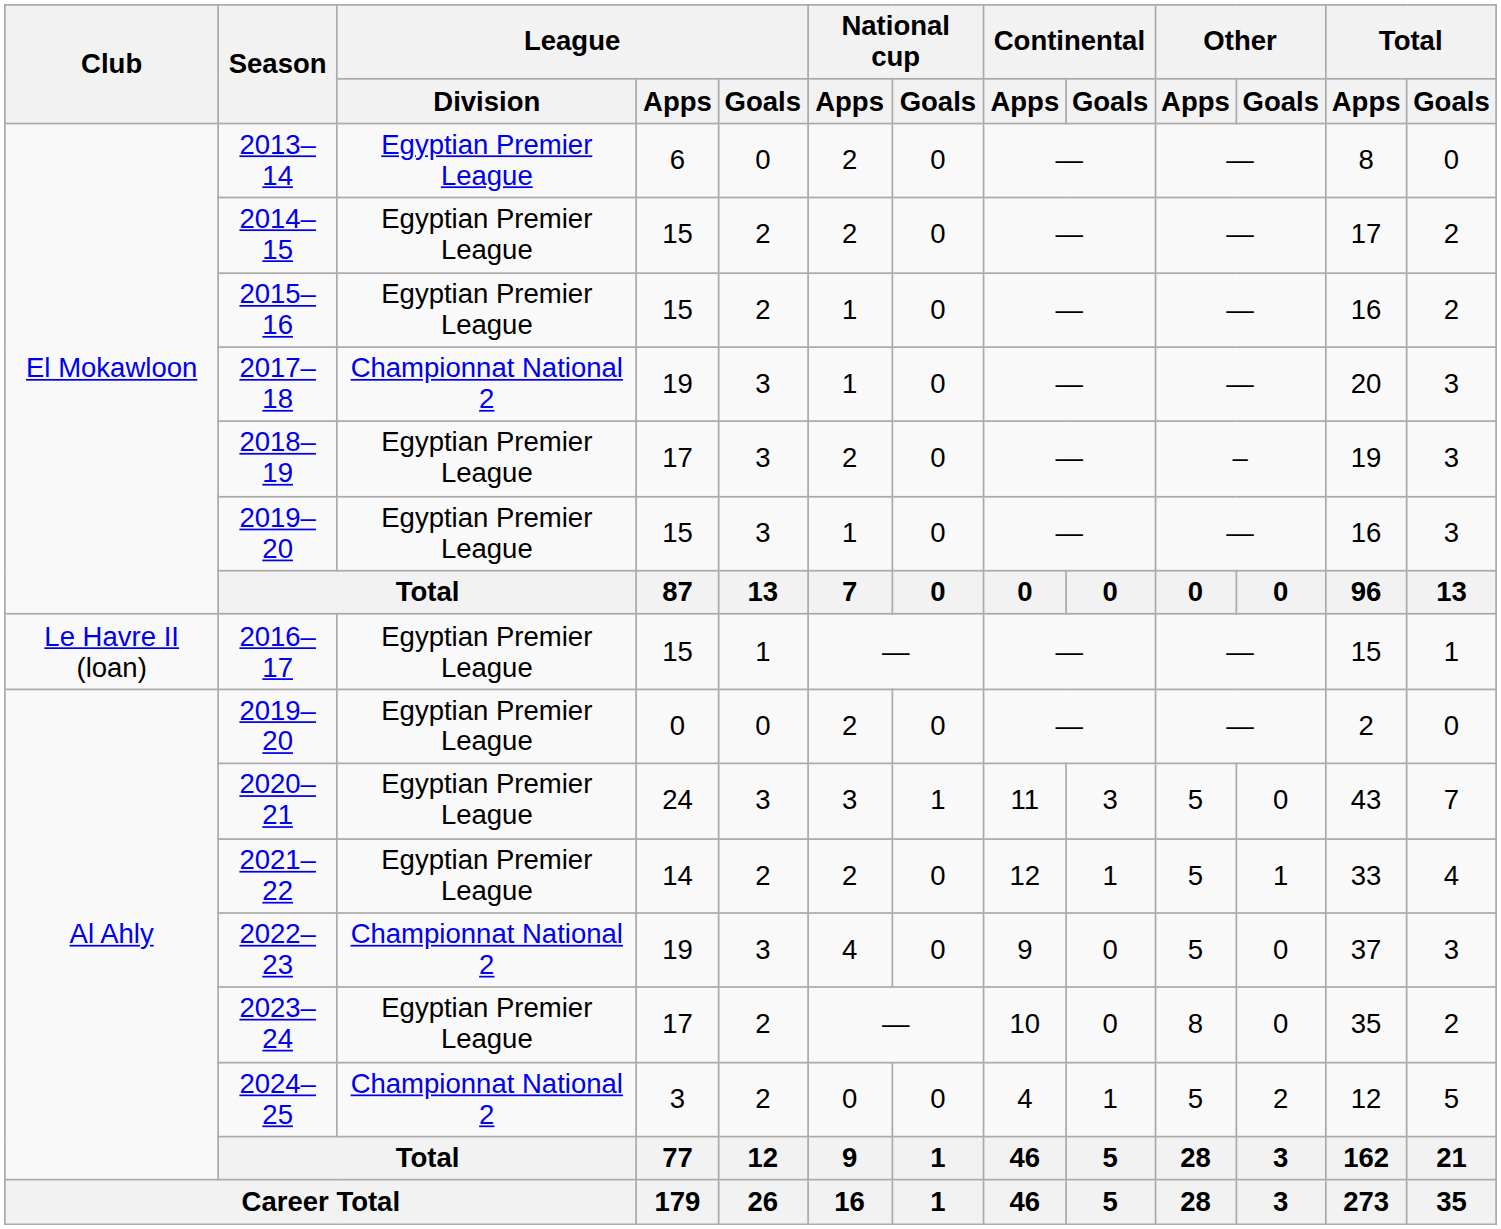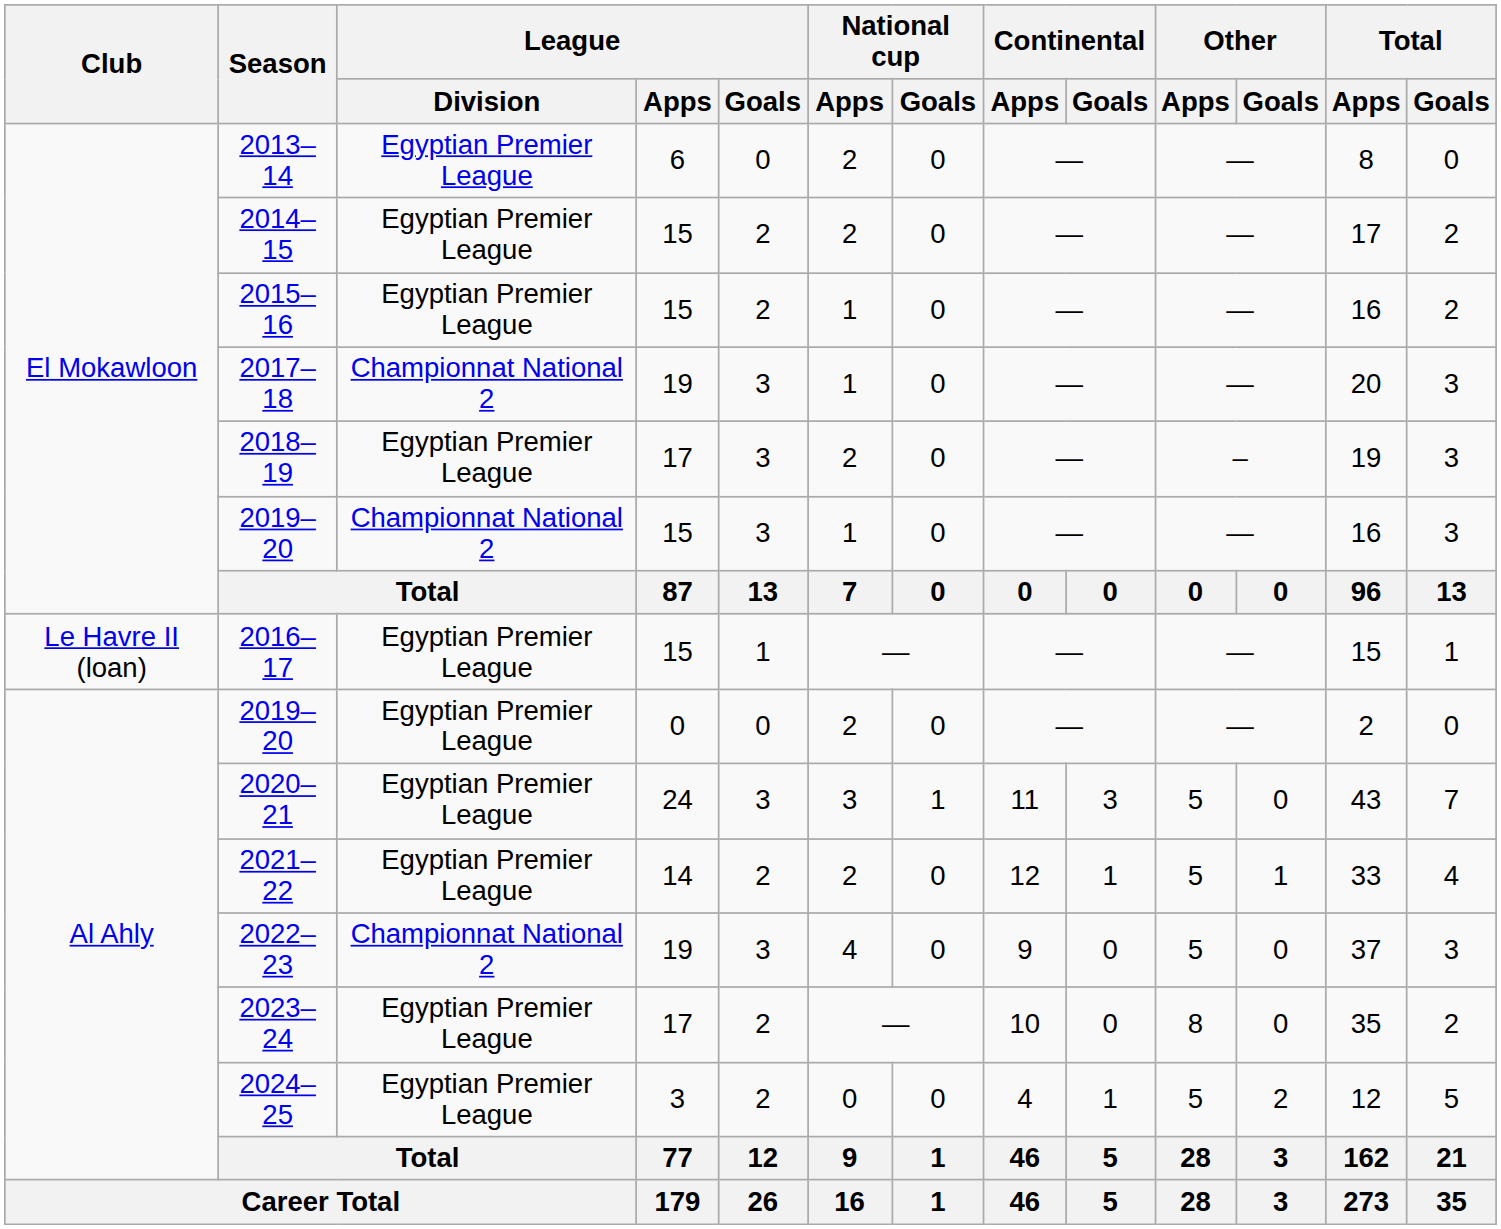(487, 533) Egyptian Premier League -> (487, 533) Championnat National 2
(487, 1098) Championnat National 2 -> (487, 1098) Egyptian Premier League
